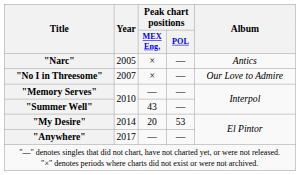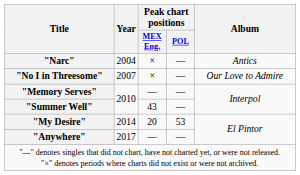(126, 61) 2005 -> (126, 61) 2004
